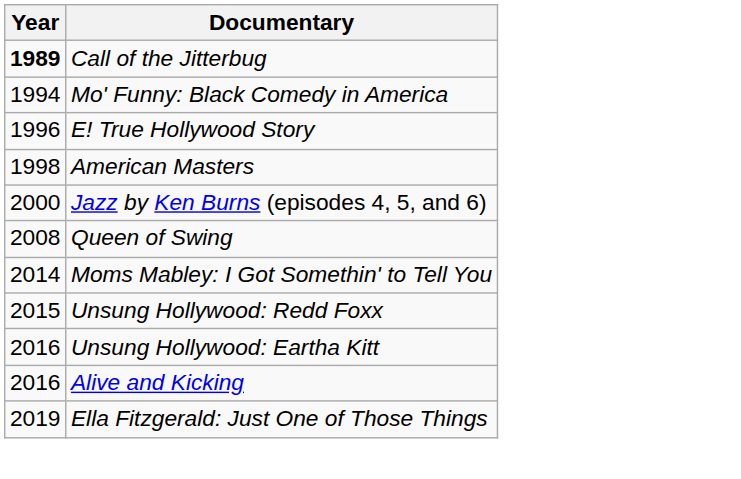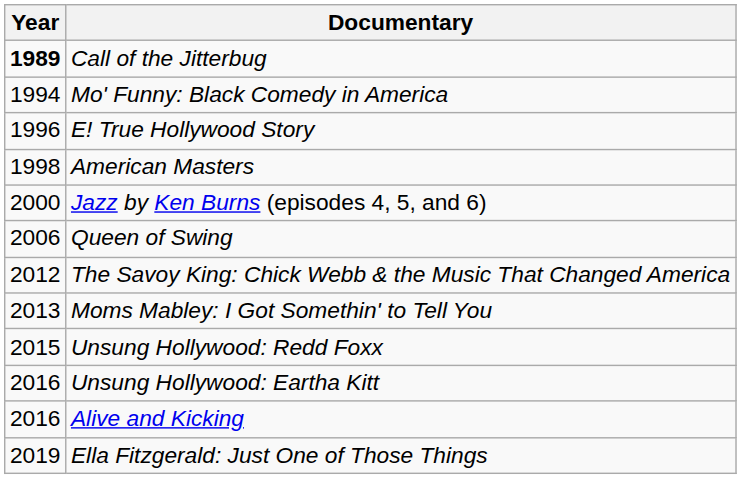(35, 238) 2008 -> (35, 238) 2006
+ row: (401, 274)
(35, 274) 2014 -> (35, 310) 2013
